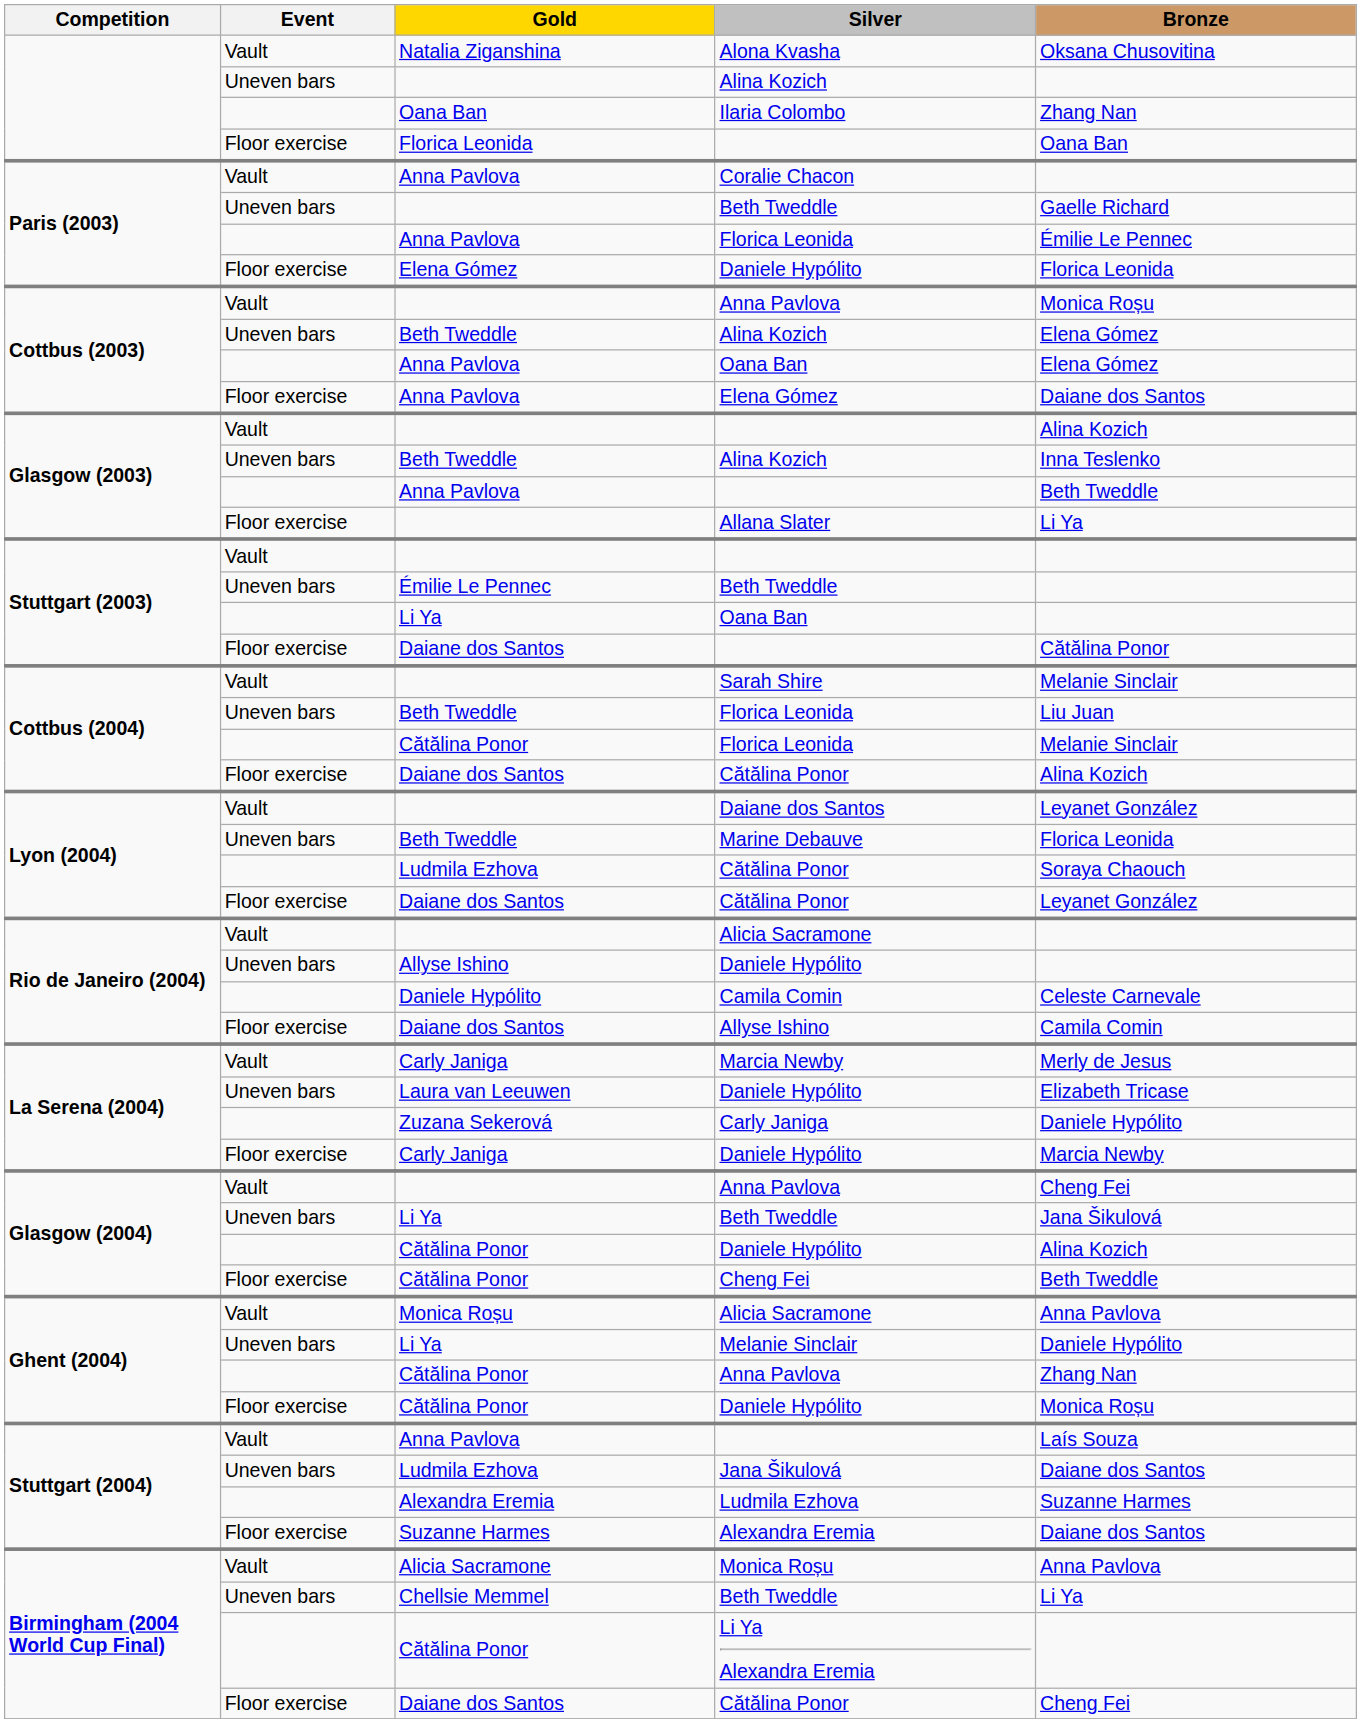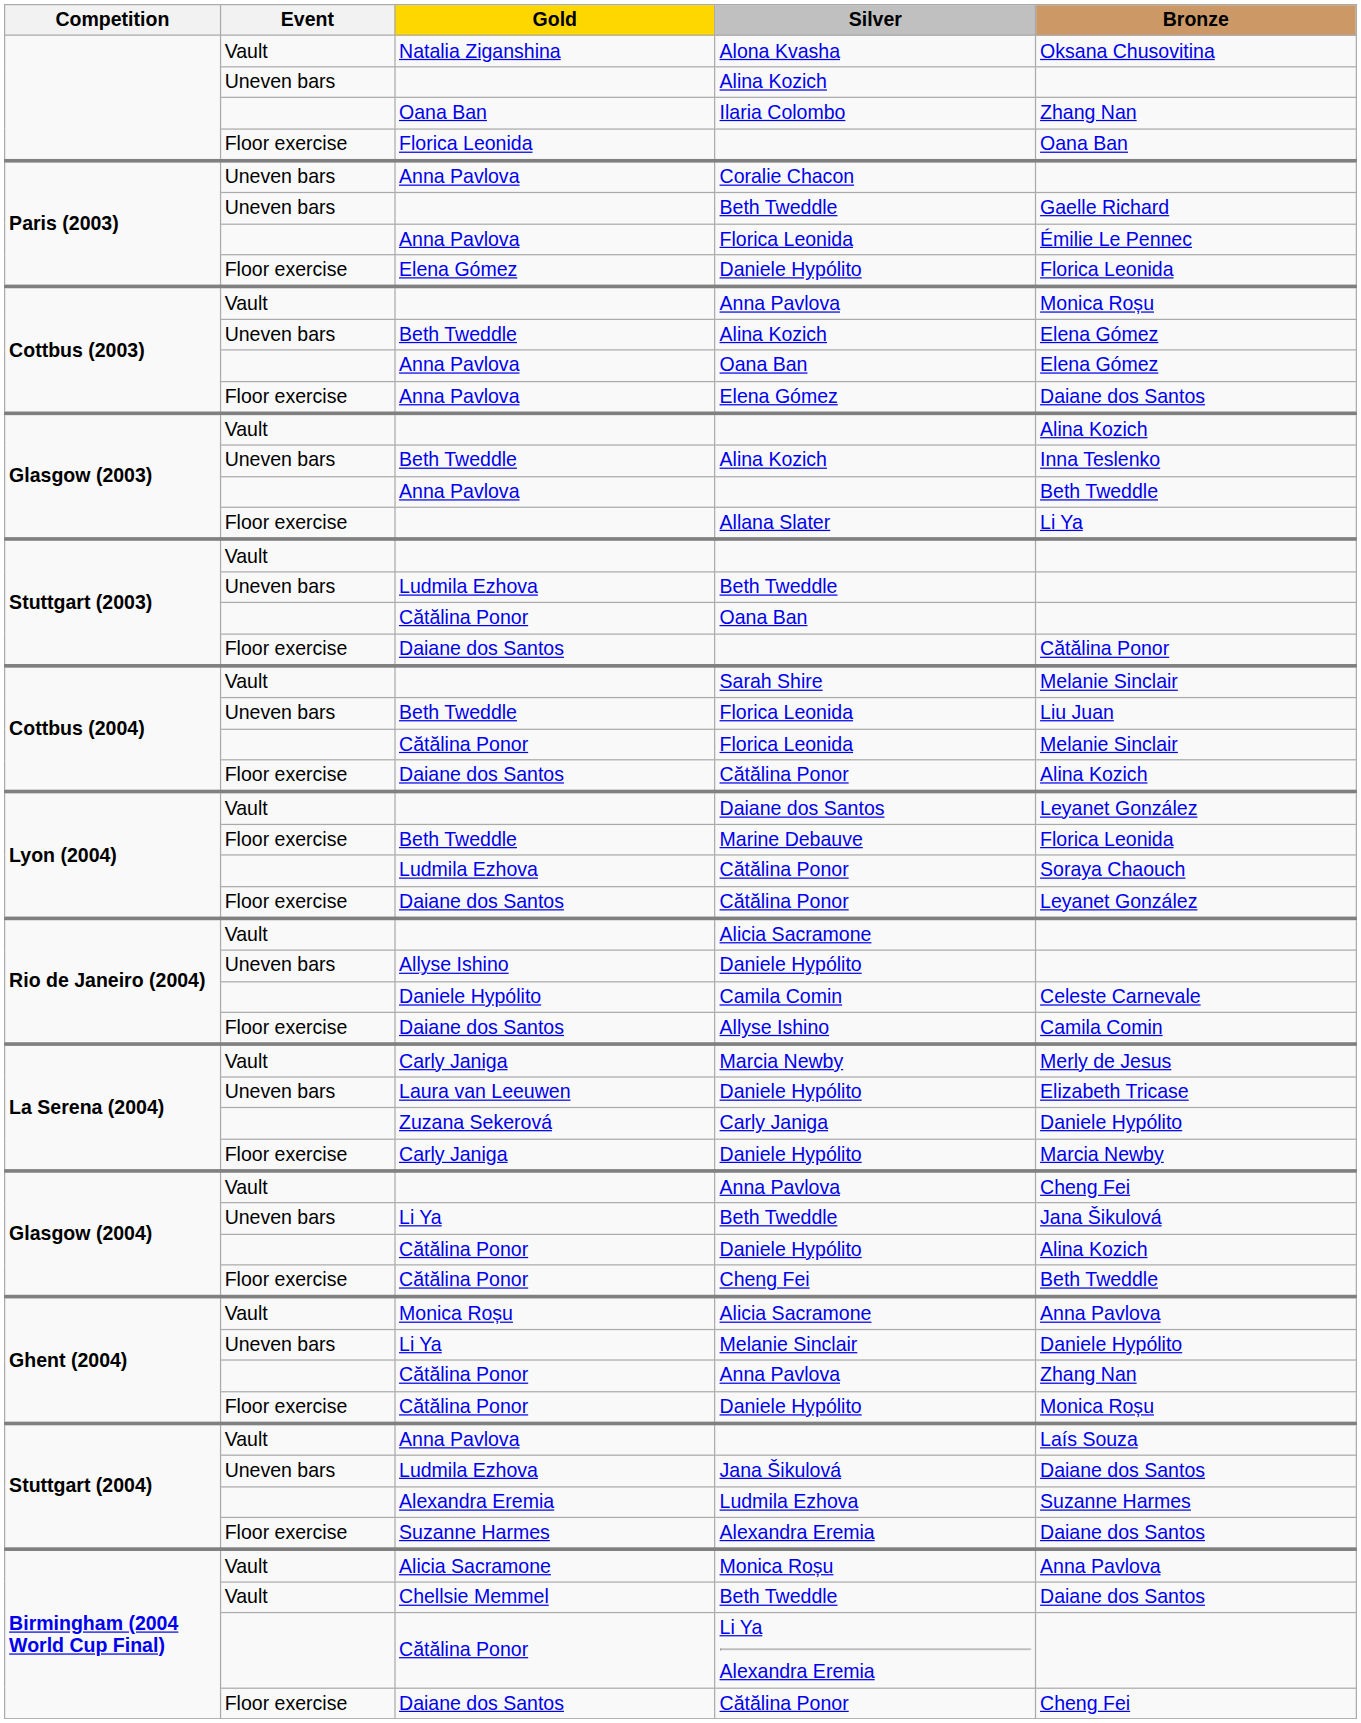(246, 177) Vault -> (280, 177) Uneven bars
(475, 586) Émilie Le Pennec -> (468, 586) Ludmila Ezhova
(420, 617) Li Ya -> (464, 617) Cătălina Ponor
(280, 839) Uneven bars -> (286, 839) Floor exercise
(280, 1597) Uneven bars -> (246, 1597) Vault
(1061, 1597) Li Ya -> (1123, 1597) Daiane dos Santos
